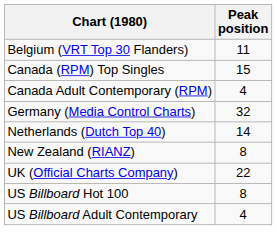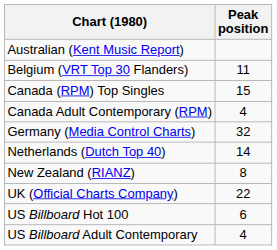+ row: (96, 49)
(243, 193) 8 -> (243, 214) 6
